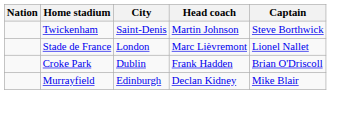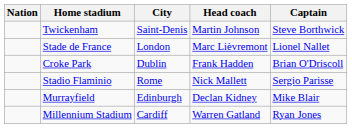+ row: (77, 81)
+ row: (87, 115)
